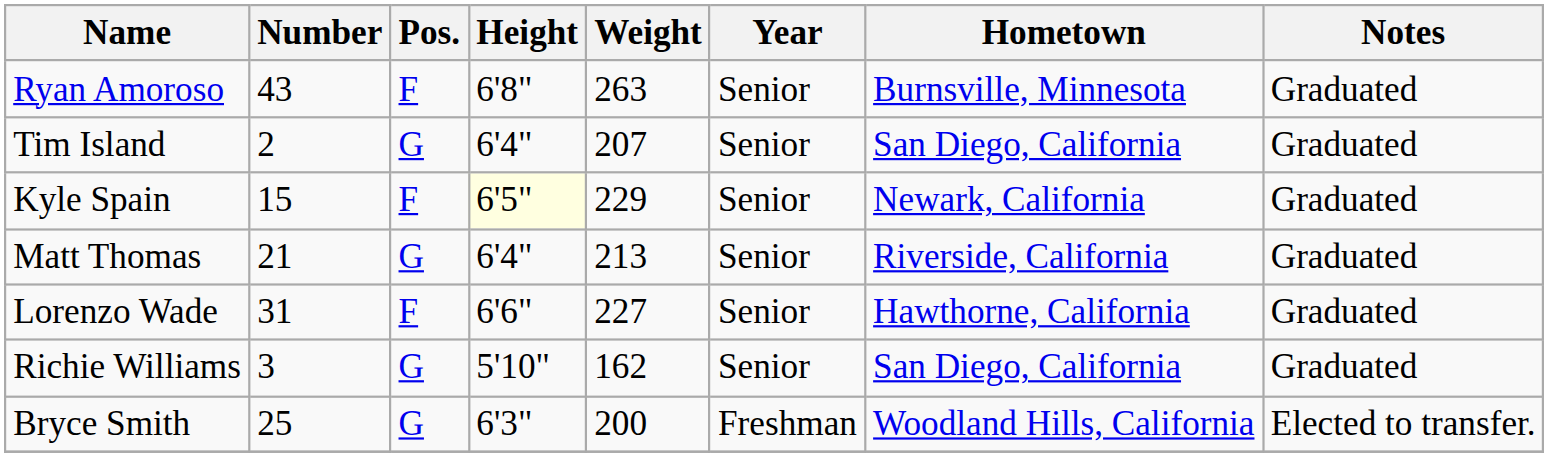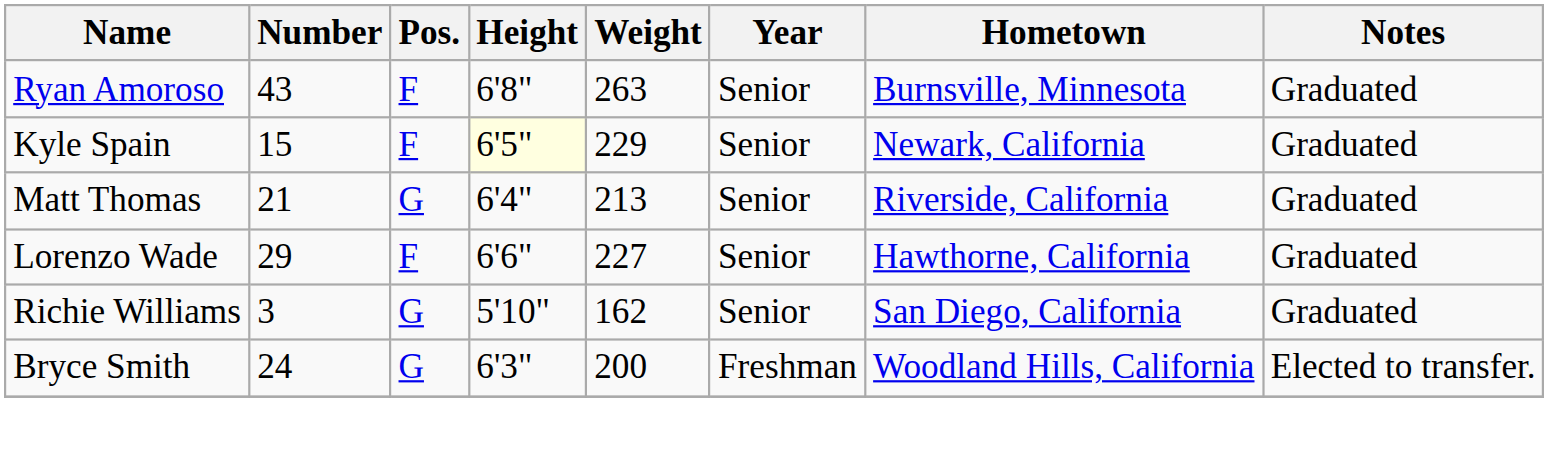- row: (89, 144)
(275, 311) 31 -> (275, 255) 29
(275, 423) 25 -> (275, 367) 24
